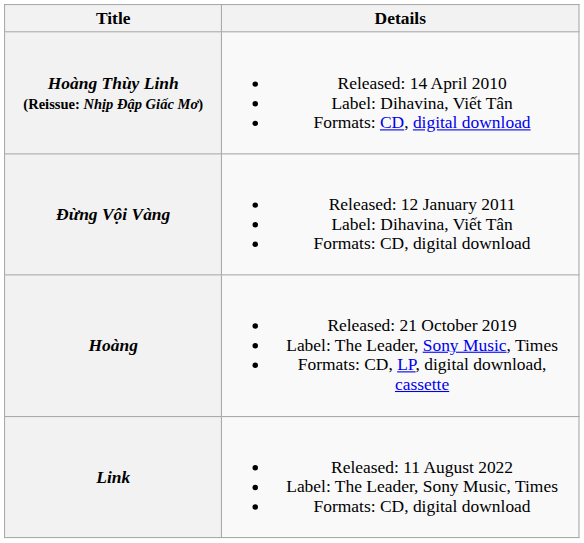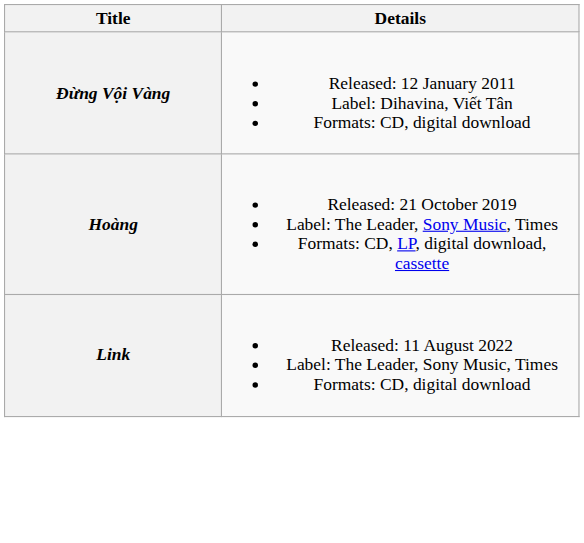- row: (113, 92)
